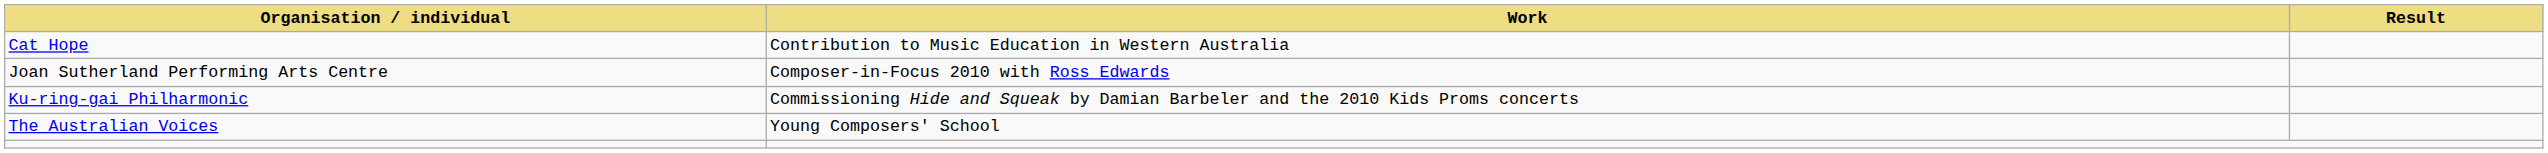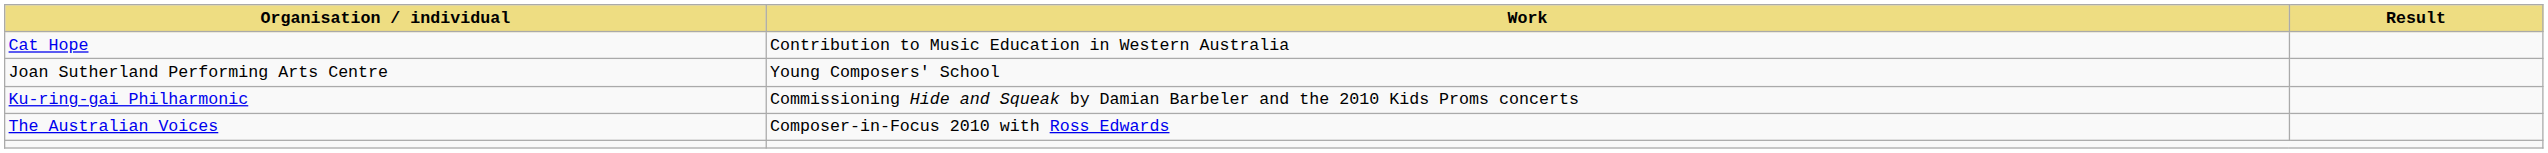(970, 72) Composer-in-Focus 2010 with Ross Edwards -> (885, 72) Young Composers' School
(885, 127) Young Composers' School -> (970, 127) Composer-in-Focus 2010 with Ross Edwards
